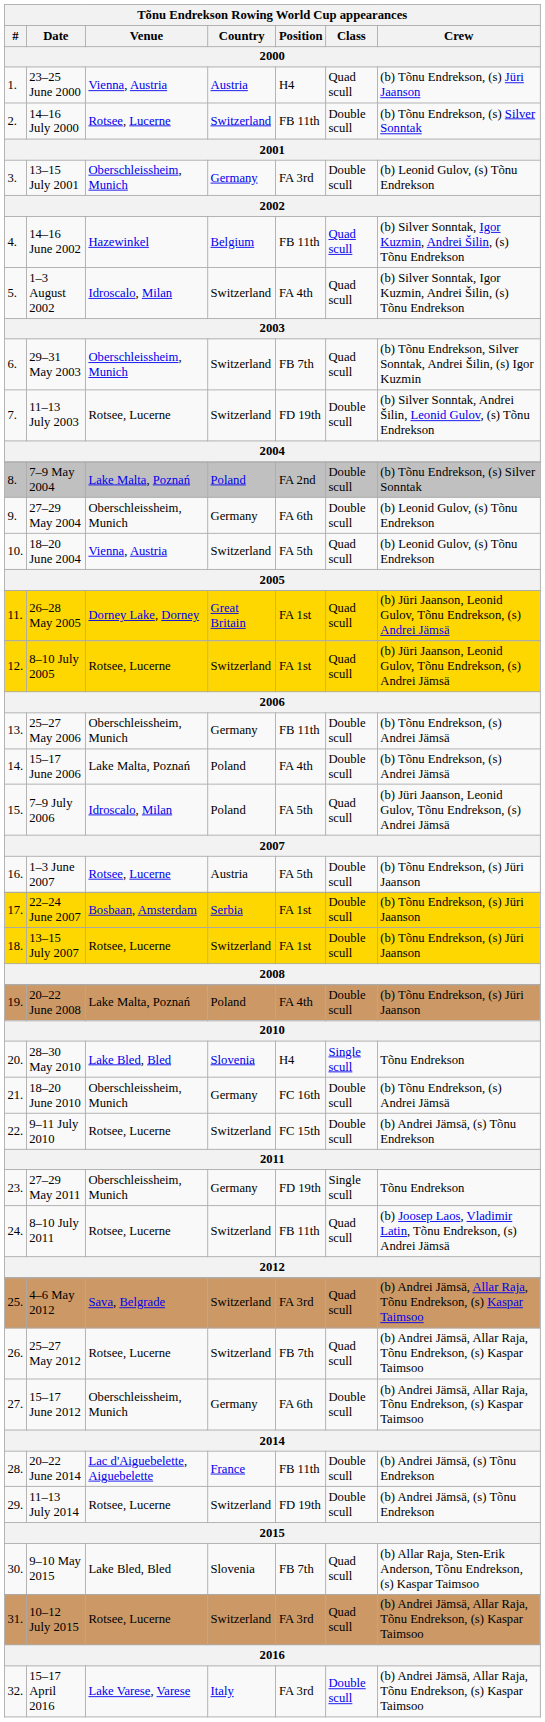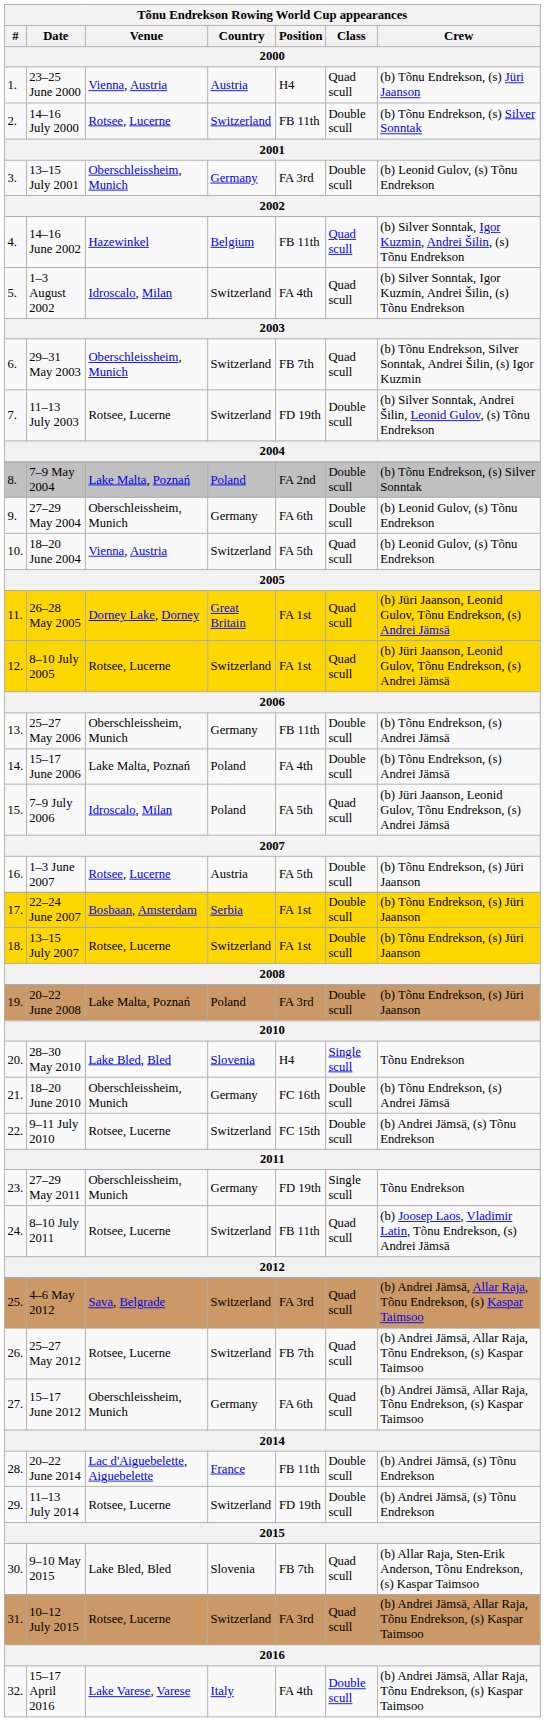(296, 1002) FA 4th -> (296, 1002) FA 3rd
(347, 1404) Double scull -> (342, 1404) Quad scull
(296, 1691) FA 3rd -> (296, 1691) FA 4th
